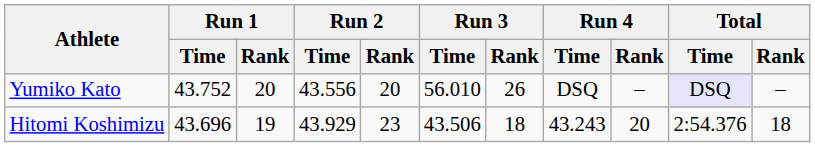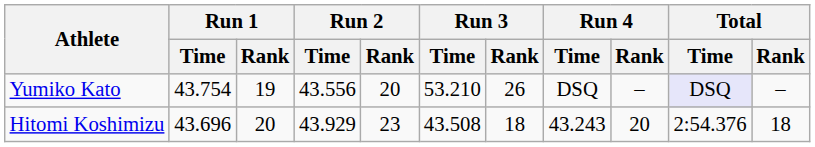(203, 90) 43.752 -> (203, 90) 43.754
(265, 90) 20 -> (265, 90) 19
(452, 90) 56.010 -> (452, 90) 53.210
(265, 124) 19 -> (265, 124) 20
(452, 124) 43.506 -> (452, 124) 43.508
